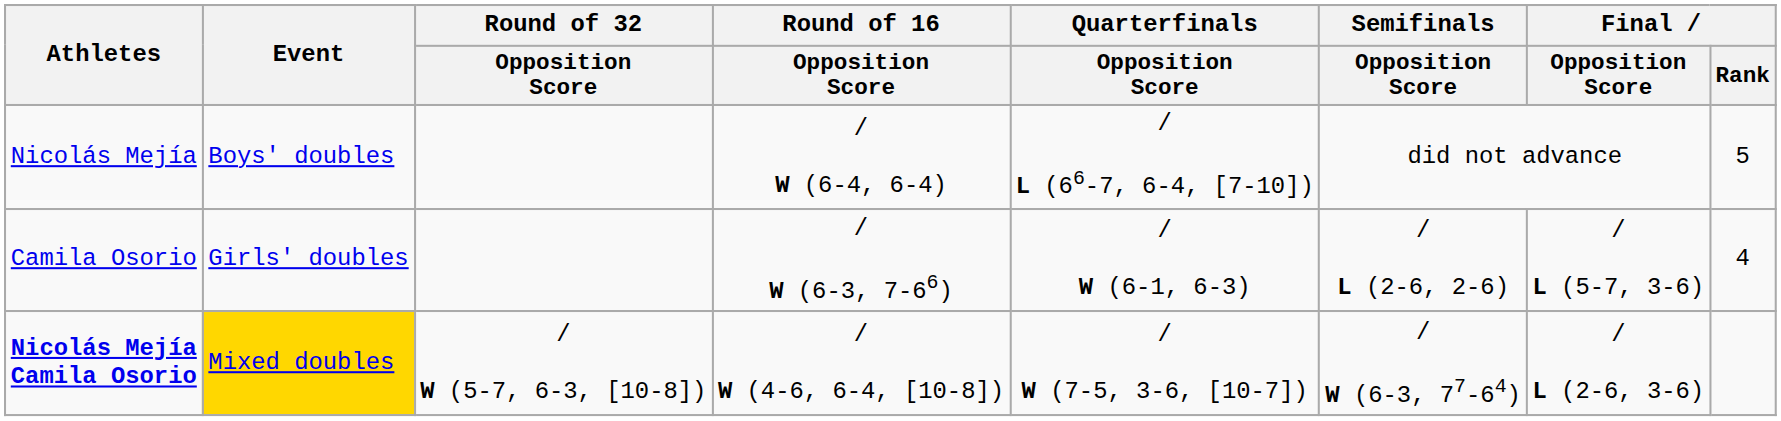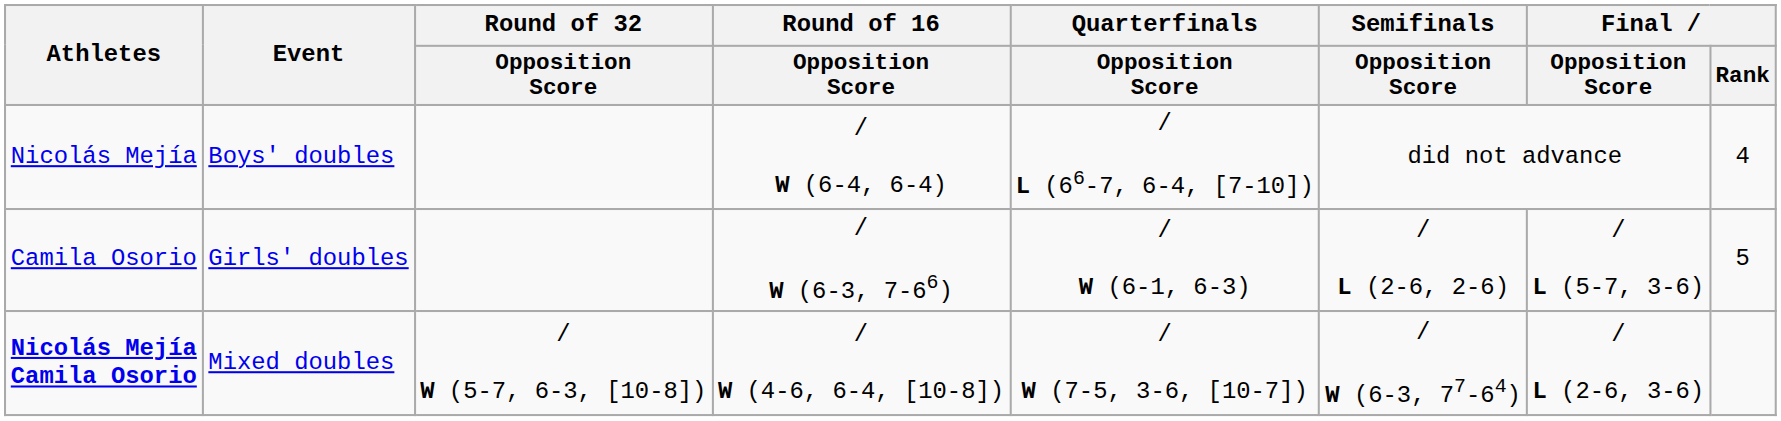(1743, 156) 5 -> (1743, 156) 4
(1743, 260) 4 -> (1743, 260) 5
(301, 363) gold background -> (301, 363) no background
